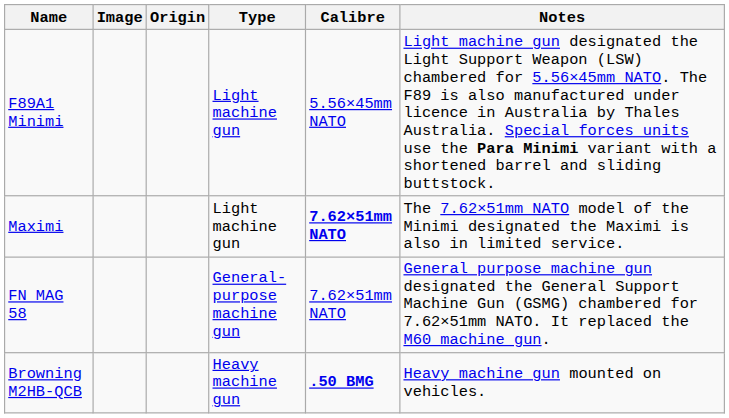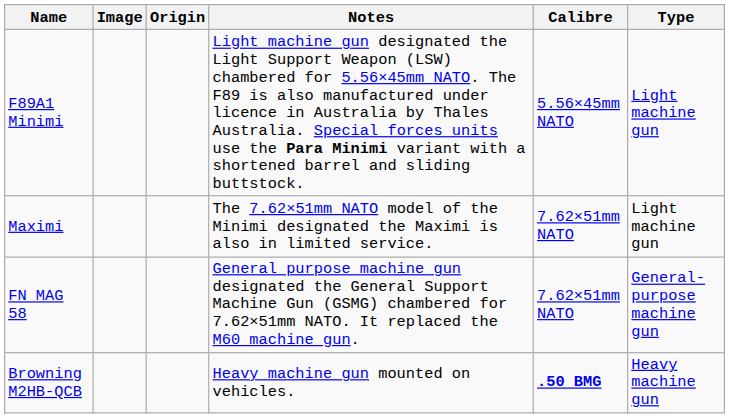columns swapped: (257, 17) <-> (562, 17)
(351, 226) bold -> (578, 226) normal
